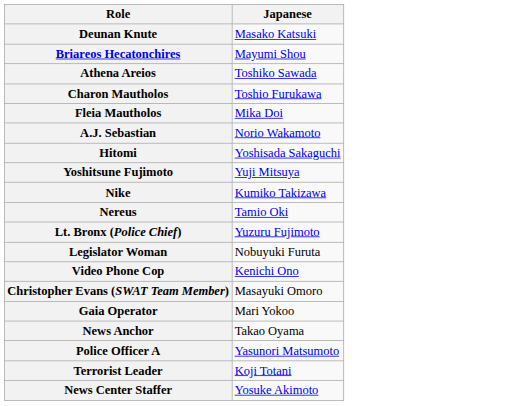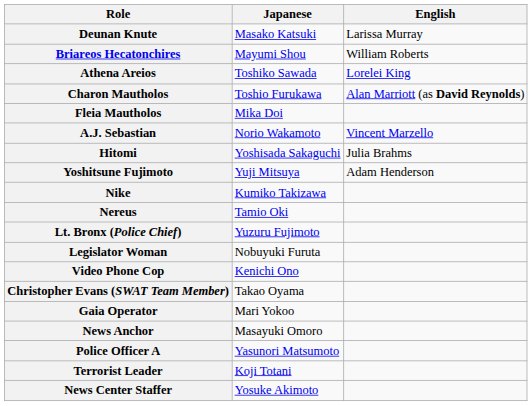+ column: (435, 14)
(279, 291) Masayuki Omoro -> (269, 291) Takao Oyama
(269, 331) Takao Oyama -> (279, 331) Masayuki Omoro
